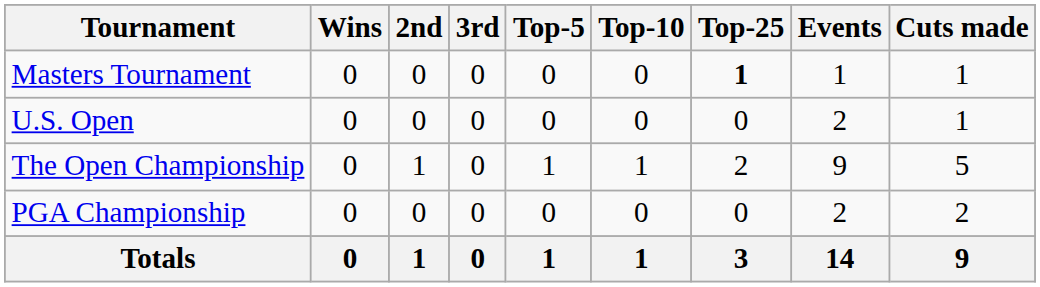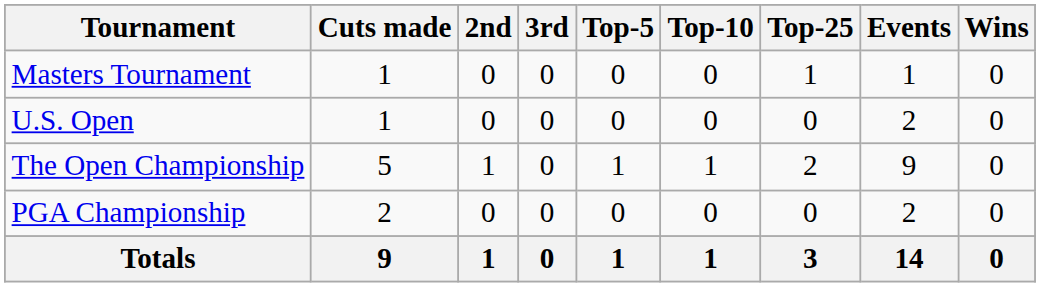columns swapped: (350, 27) <-> (962, 27)
(741, 73) bold -> (810, 73) normal
